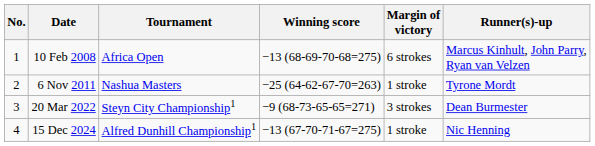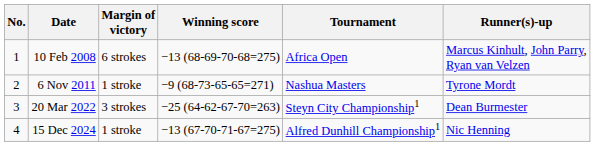columns swapped: (179, 22) <-> (413, 22)
(321, 85) −25 (64-62-67-70=263) -> (217, 85) −9 (68-73-65-65=271)
(318, 107) −9 (68-73-65-65=271) -> (220, 107) −25 (64-62-67-70=263)
